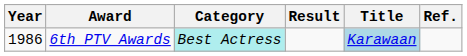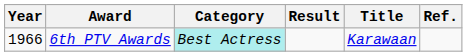(25, 40) 1986 -> (25, 40) 1966
(382, 40) lightblue background -> (382, 40) no background
